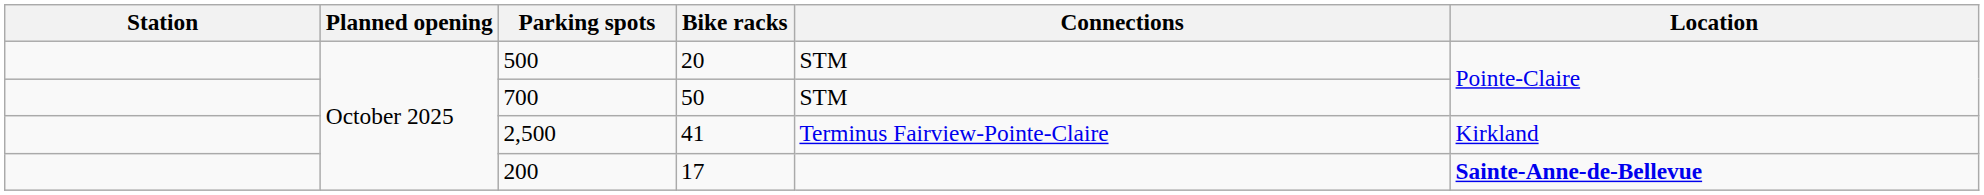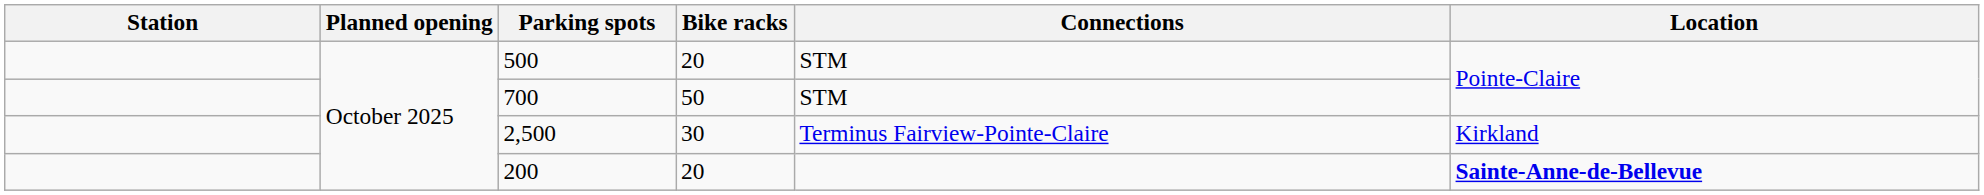(693, 134) 41 -> (693, 134) 30
(693, 171) 17 -> (693, 171) 20
